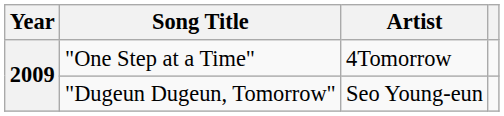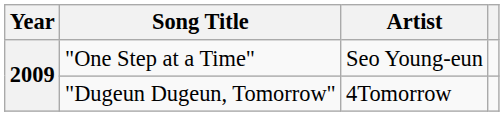(399, 57) 4Tomorrow -> (415, 57) Seo Young-eun
(415, 93) Seo Young-eun -> (399, 93) 4Tomorrow
